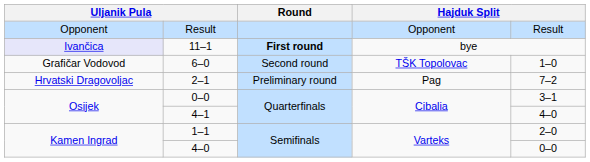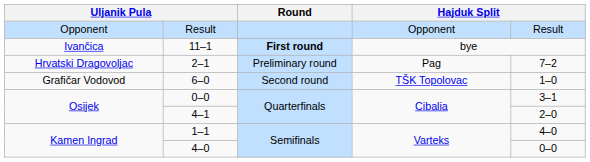(84, 47) lavender background -> (84, 47) no background
rows swapped: (201, 81) <-> (201, 64)
(548, 115) 4–0 -> (548, 115) 2–0
(548, 132) 2–0 -> (548, 132) 4–0
